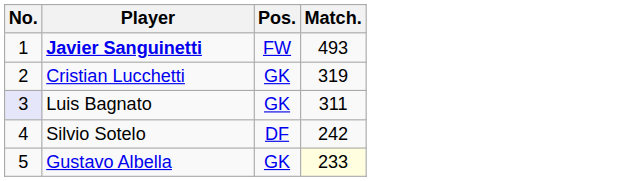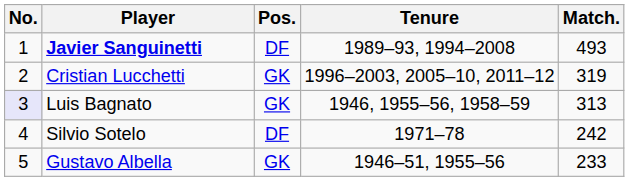+ column: (429, 18)
(277, 47) FW -> (277, 47) DF
(333, 104) 311 -> (591, 104) 313
(333, 162) lightyellow background -> (591, 162) no background
